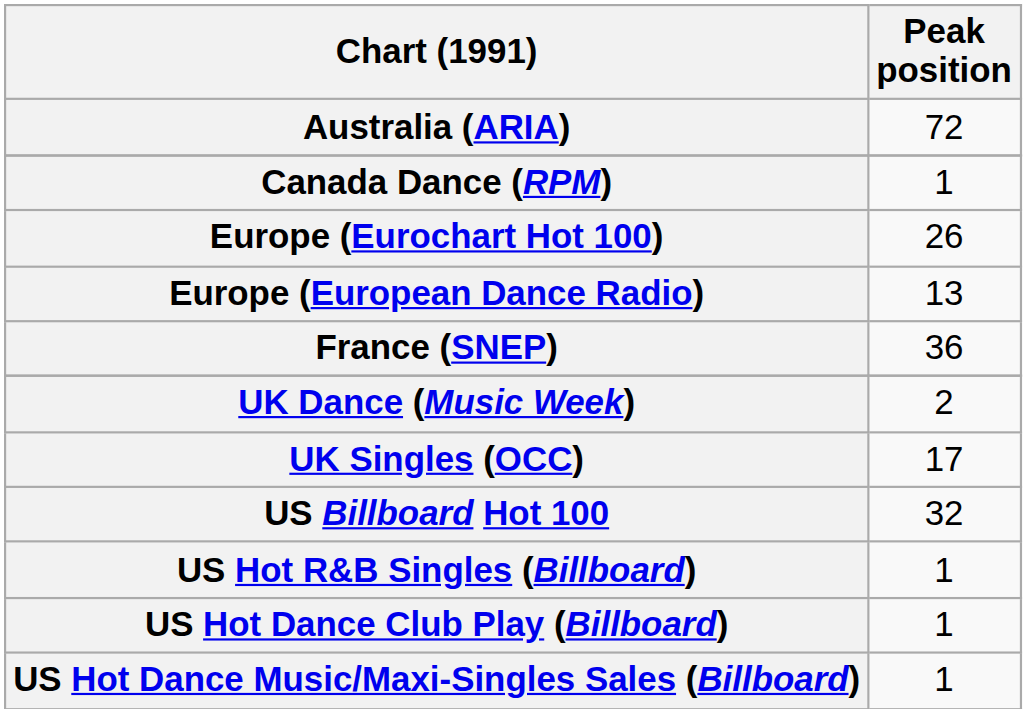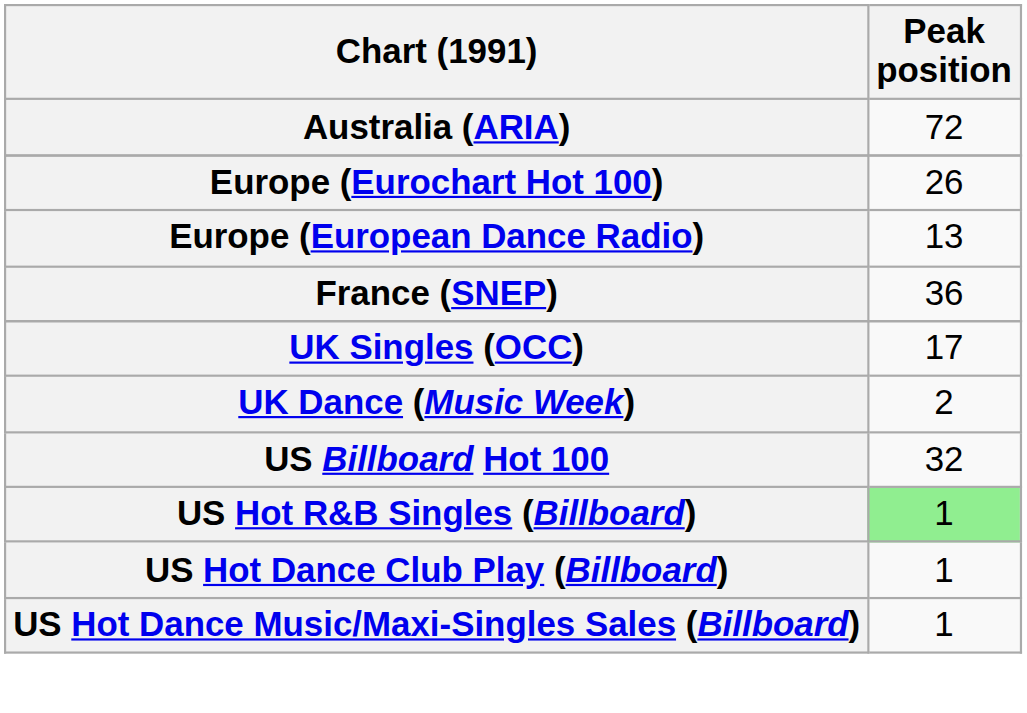- row: (437, 182)
rows swapped: (437, 458) <-> (437, 403)
(944, 569) no background -> (944, 513) lightgreen background
